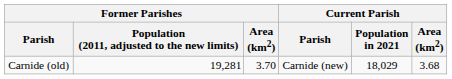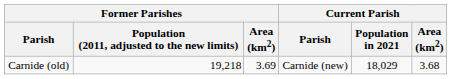(226, 65) 19,281 -> (226, 65) 19,218
(266, 65) 3.70 -> (266, 65) 3.69
